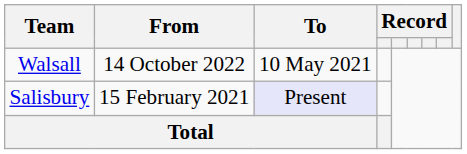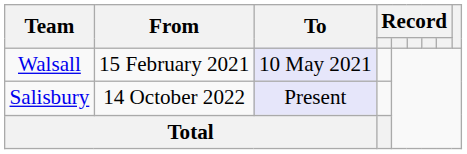(174, 64) 14 October 2022 -> (174, 64) 15 February 2021
(315, 64) no background -> (315, 64) lavender background
(174, 97) 15 February 2021 -> (174, 97) 14 October 2022
